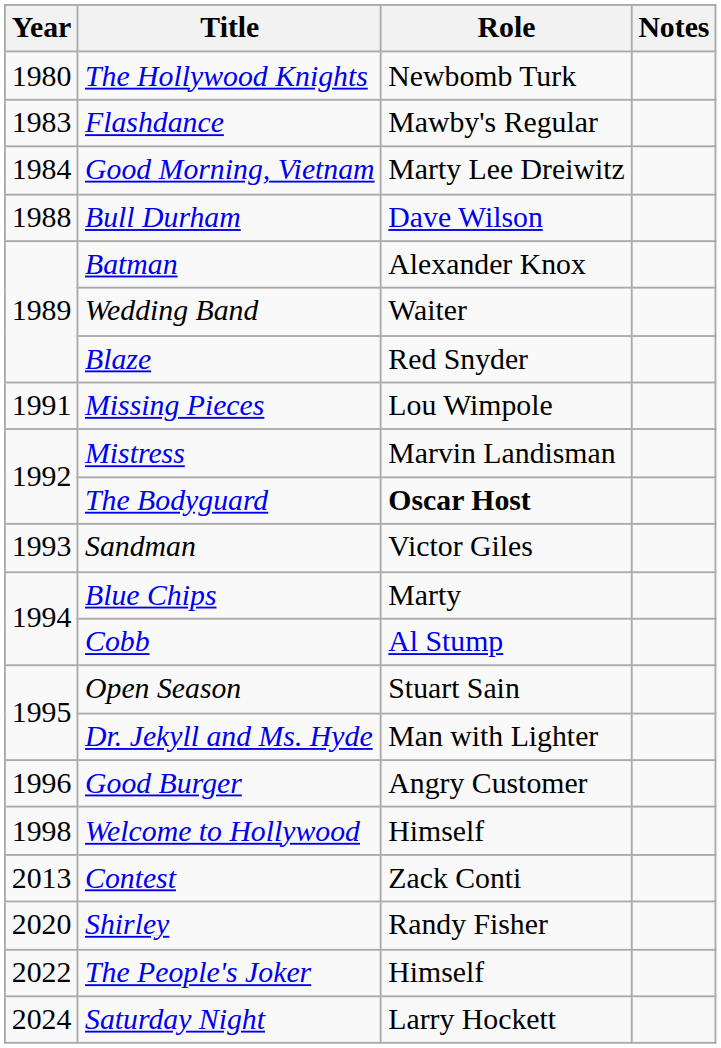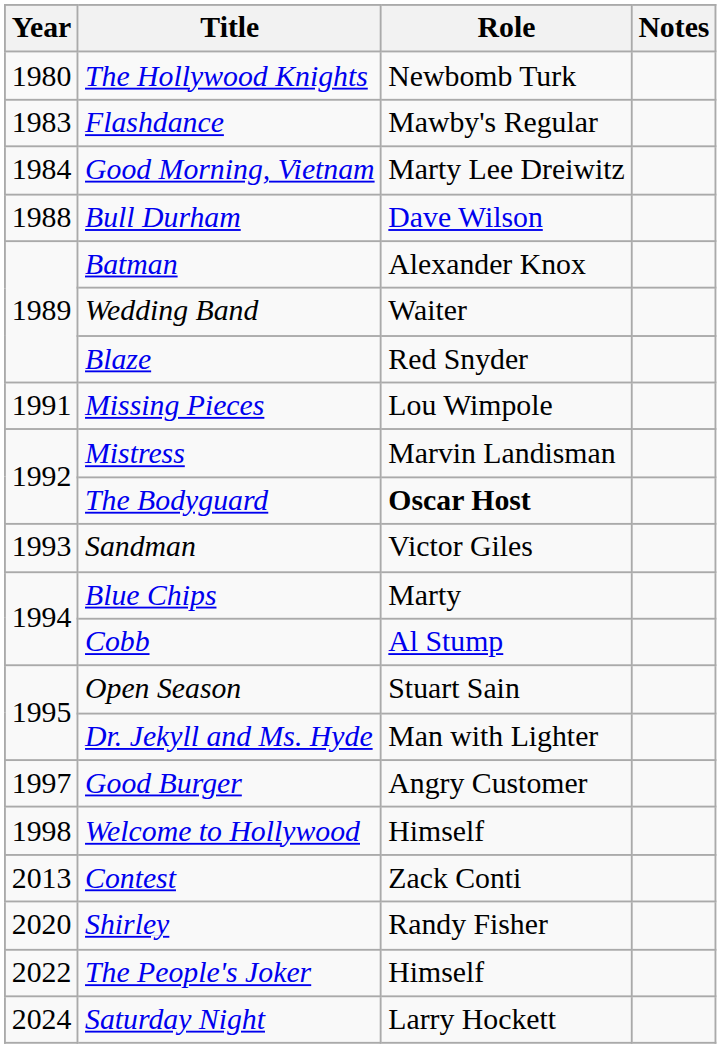(42, 783) 1996 -> (42, 783) 1997
